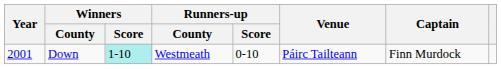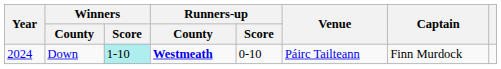(20, 53) 2001 -> (20, 53) 2024
(182, 53) normal -> (183, 53) bold
